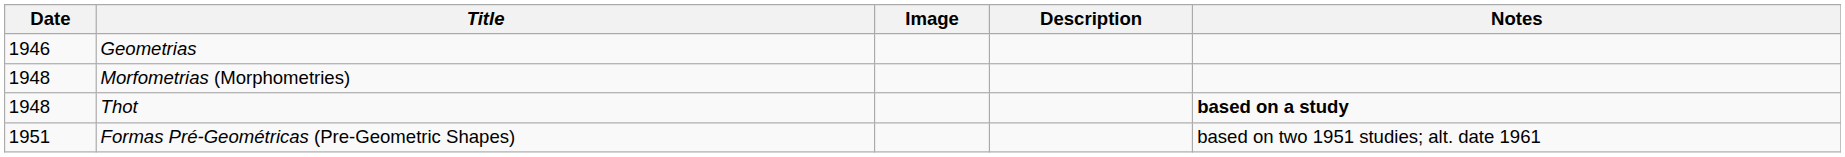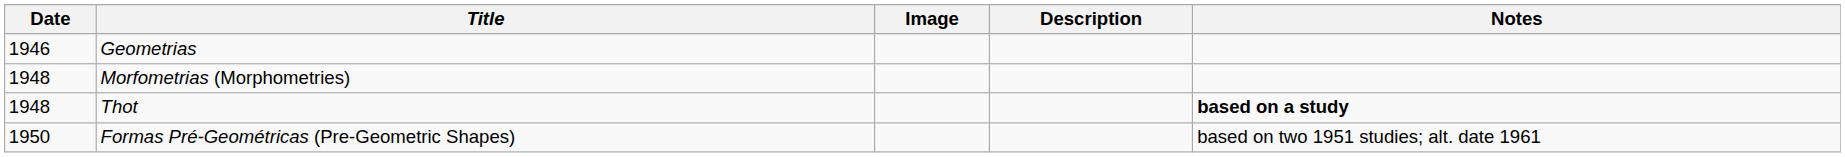(30, 136) 1951 -> (30, 136) 1950
